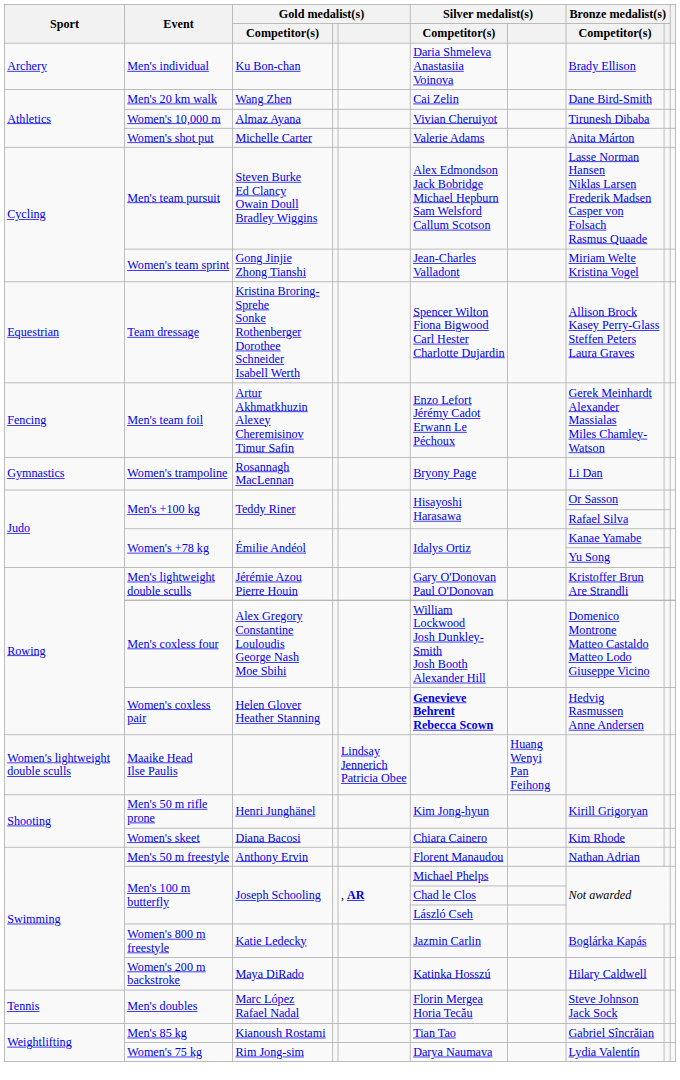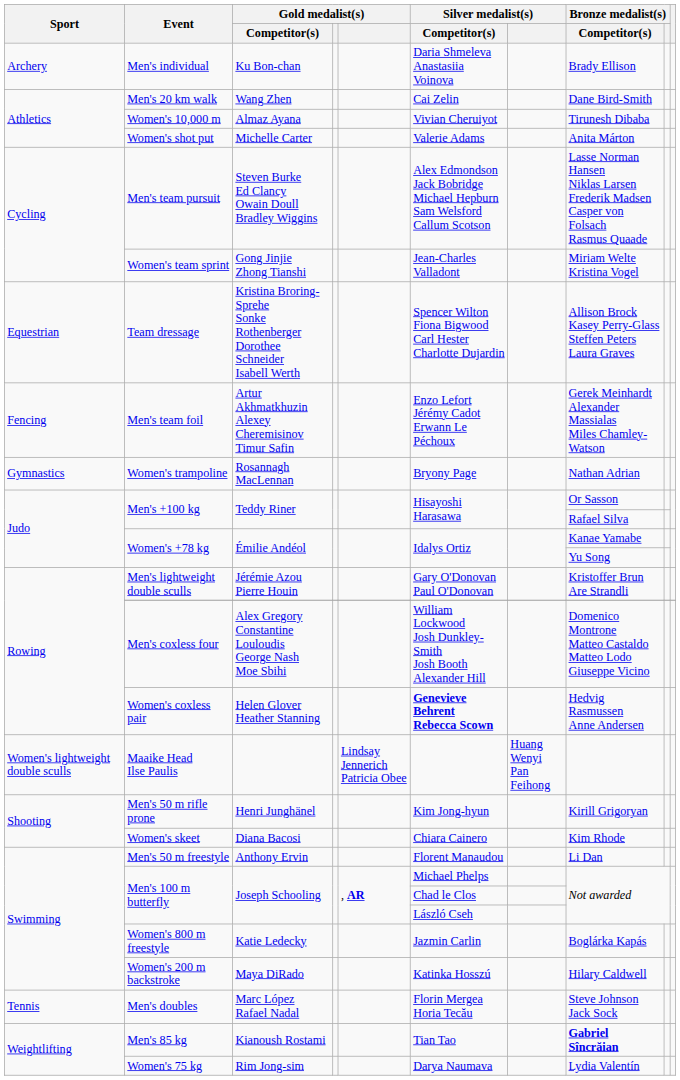(586, 473) Li Dan -> (604, 473) Nathan Adrian
(604, 856) Nathan Adrian -> (586, 856) Li Dan
(611, 1032) normal -> (594, 1039) bold
